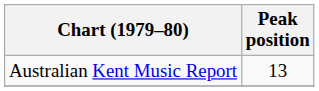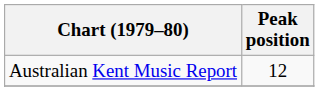(278, 70) 13 -> (278, 70) 12
